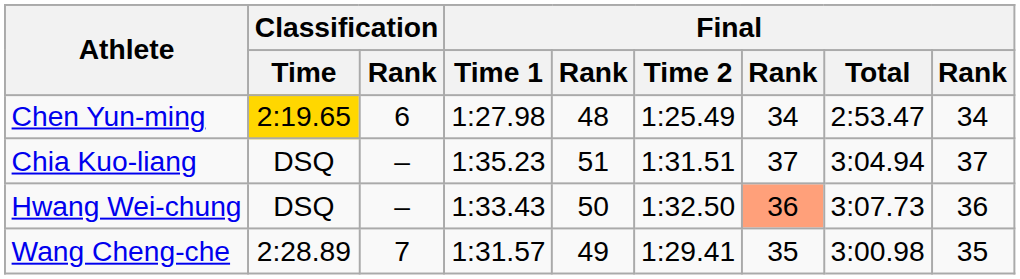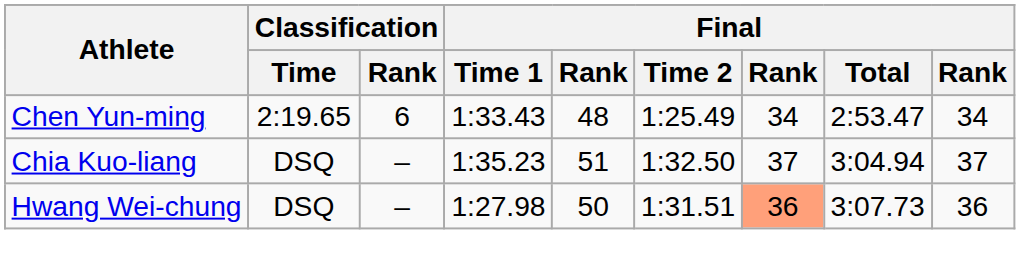(304, 117) gold background -> (304, 117) no background
(498, 117) 1:27.98 -> (498, 117) 1:33.43
(688, 161) 1:31.51 -> (688, 161) 1:32.50
(498, 206) 1:33.43 -> (498, 206) 1:27.98
(688, 206) 1:32.50 -> (688, 206) 1:31.51
- row: (121, 251)
